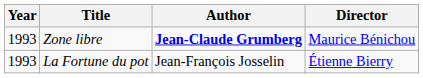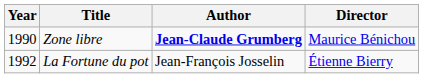(22, 38) 1993 -> (22, 38) 1990
(22, 61) 1993 -> (22, 61) 1992
